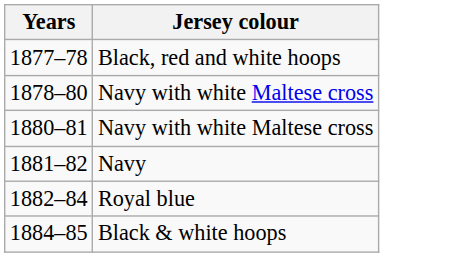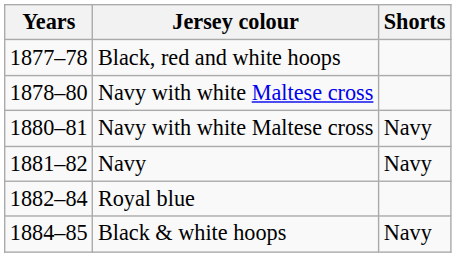+ column: (415, 22)
